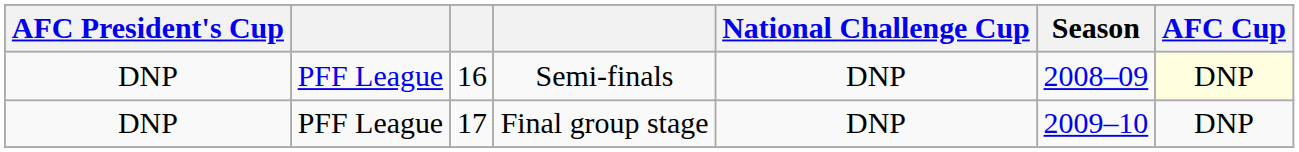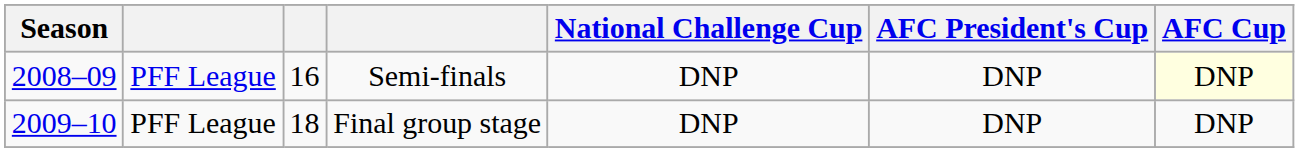columns swapped: (1096, 28) <-> (148, 28)
(472, 123) 17 -> (305, 123) 18
